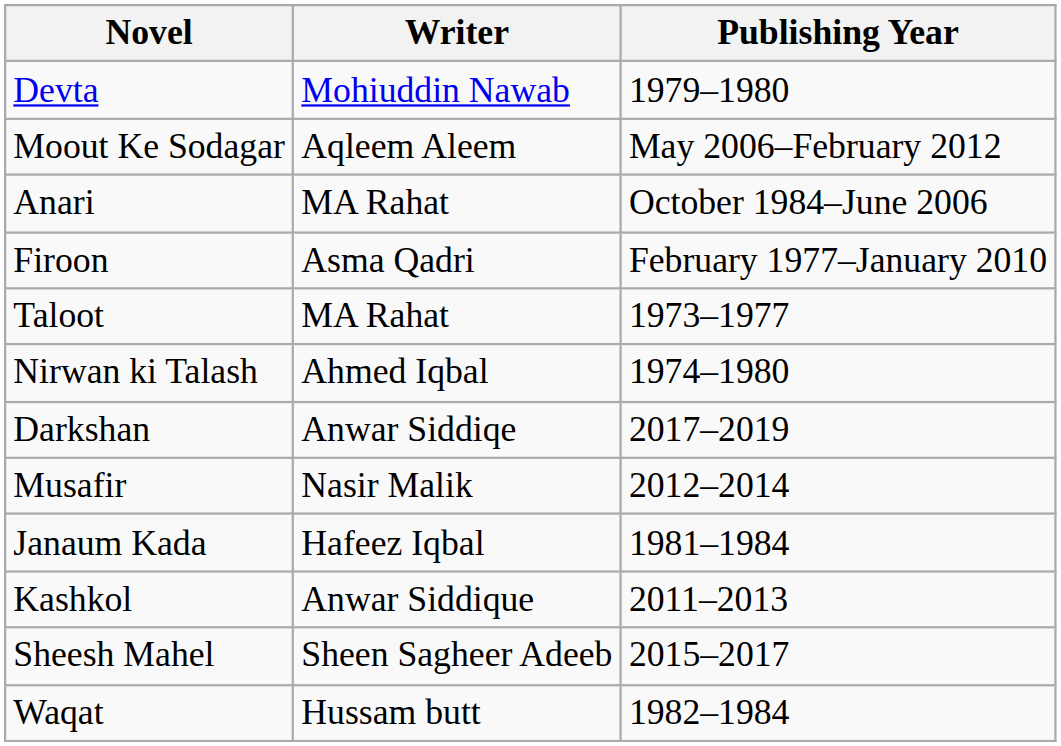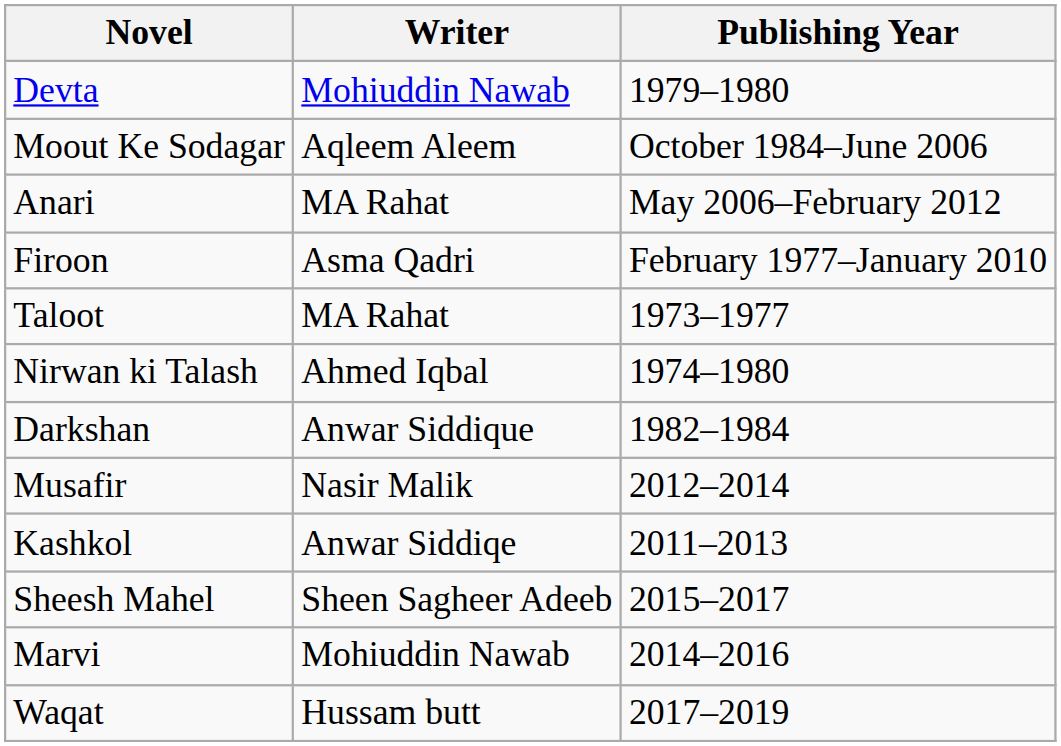(815, 145) May 2006–February 2012 -> (808, 145) October 1984–June 2006
(808, 202) October 1984–June 2006 -> (815, 202) May 2006–February 2012
(409, 428) Anwar Siddiqe -> (418, 428) Anwar Siddique
(709, 428) 2017–2019 -> (709, 428) 1982–1984
- row: (110, 542)
(418, 598) Anwar Siddique -> (409, 542) Anwar Siddiqe
+ row: (57, 655)
(709, 711) 1982–1984 -> (709, 711) 2017–2019
